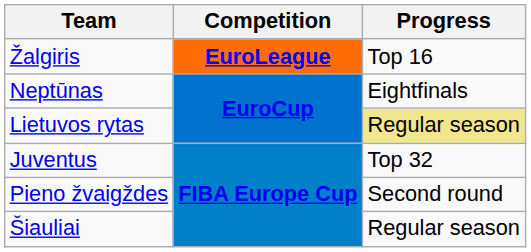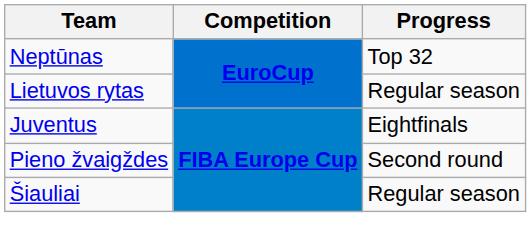- row: (45, 56)
(418, 90) Eightfinals -> (400, 56) Top 32
(444, 125) khaki background -> (444, 90) no background
(400, 159) Top 32 -> (418, 125) Eightfinals
